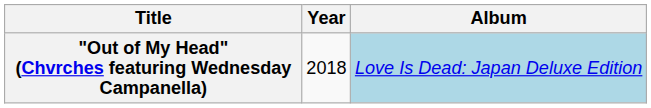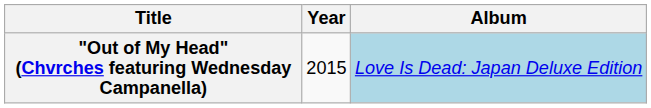(326, 67) 2018 -> (326, 67) 2015
